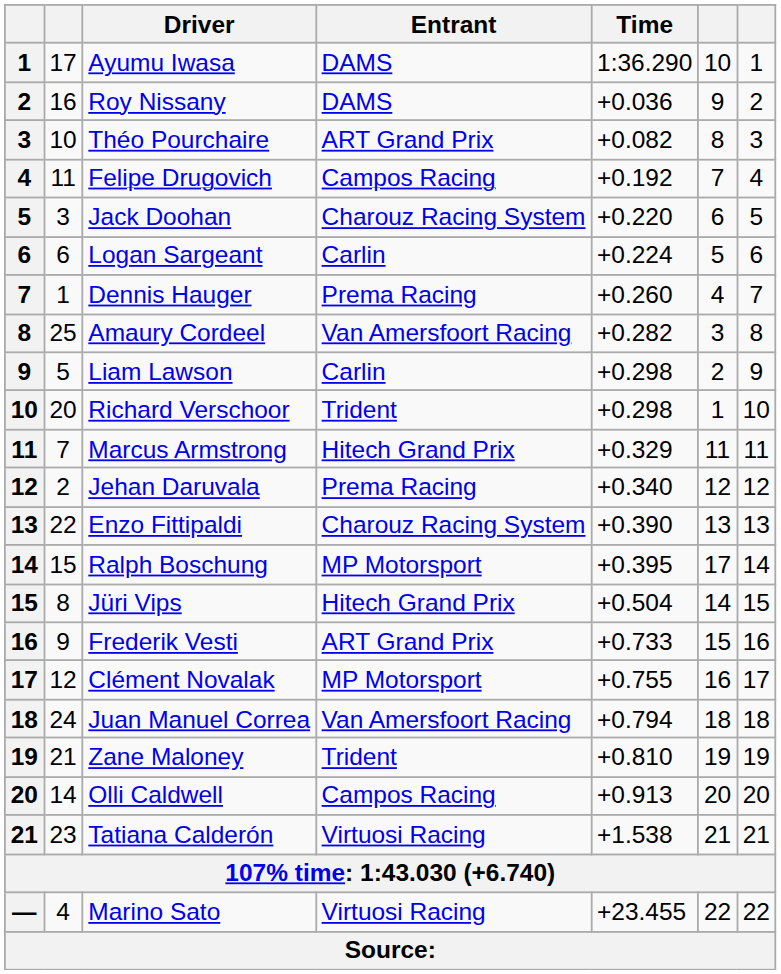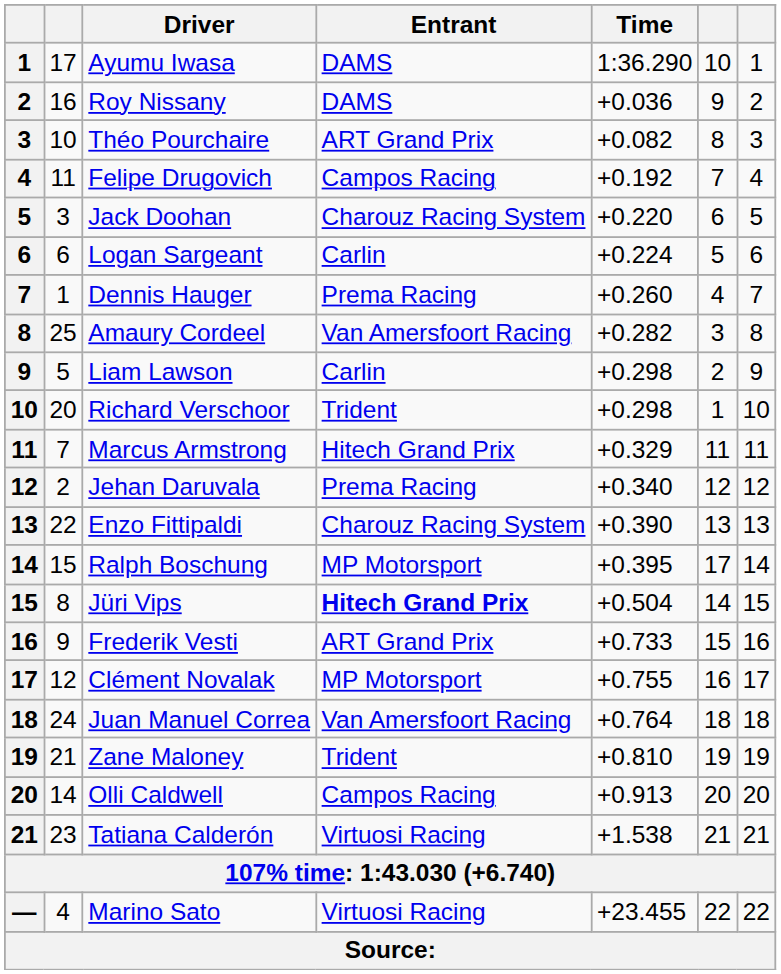(418, 603) normal -> (425, 603) bold
(635, 718) +0.794 -> (635, 718) +0.764
